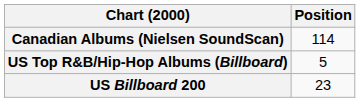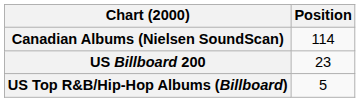rows swapped: (148, 85) <-> (148, 62)
